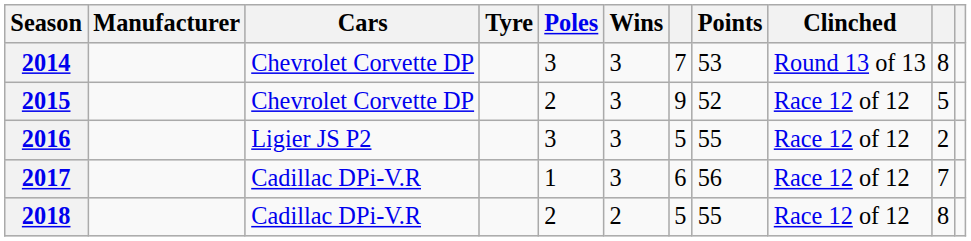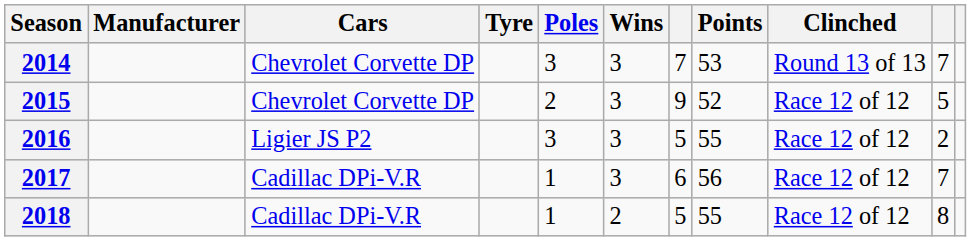(943, 62) 8 -> (943, 62) 7
(550, 216) 2 -> (550, 216) 1
